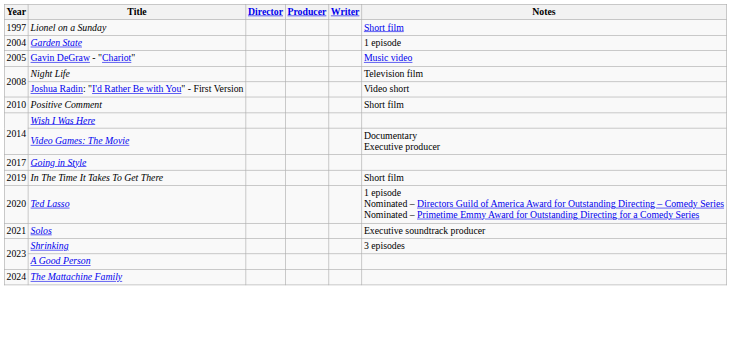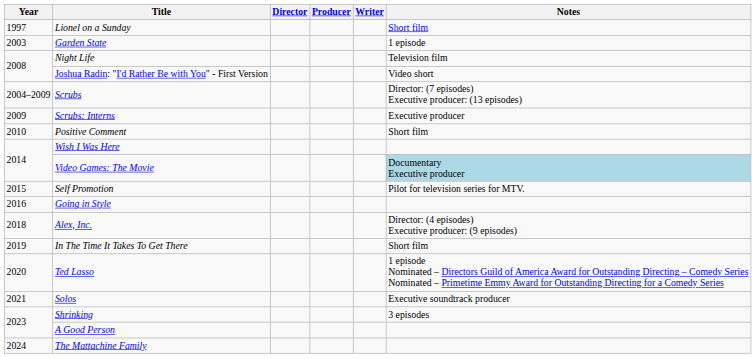(16, 43) 2004 -> (16, 43) 2003
- row: (83, 58)
+ row: (68, 95)
+ row: (85, 116)
(402, 141) no background -> (426, 168) lightblue background
+ row: (84, 188)
(16, 162) 2017 -> (16, 204) 2016
+ row: (74, 225)
